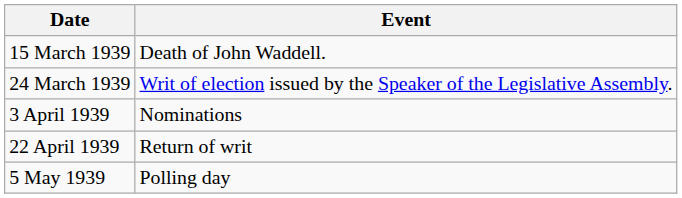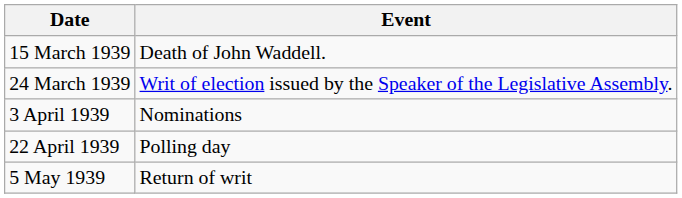(196, 146) Return of writ -> (185, 146) Polling day
(185, 177) Polling day -> (196, 177) Return of writ
